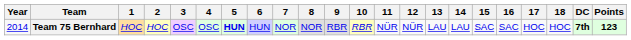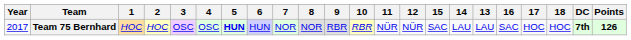columns swapped: (437, 12) <-> (484, 12)
(17, 27) 2014 -> (17, 27) 2017
(609, 27) 123 -> (609, 27) 126
